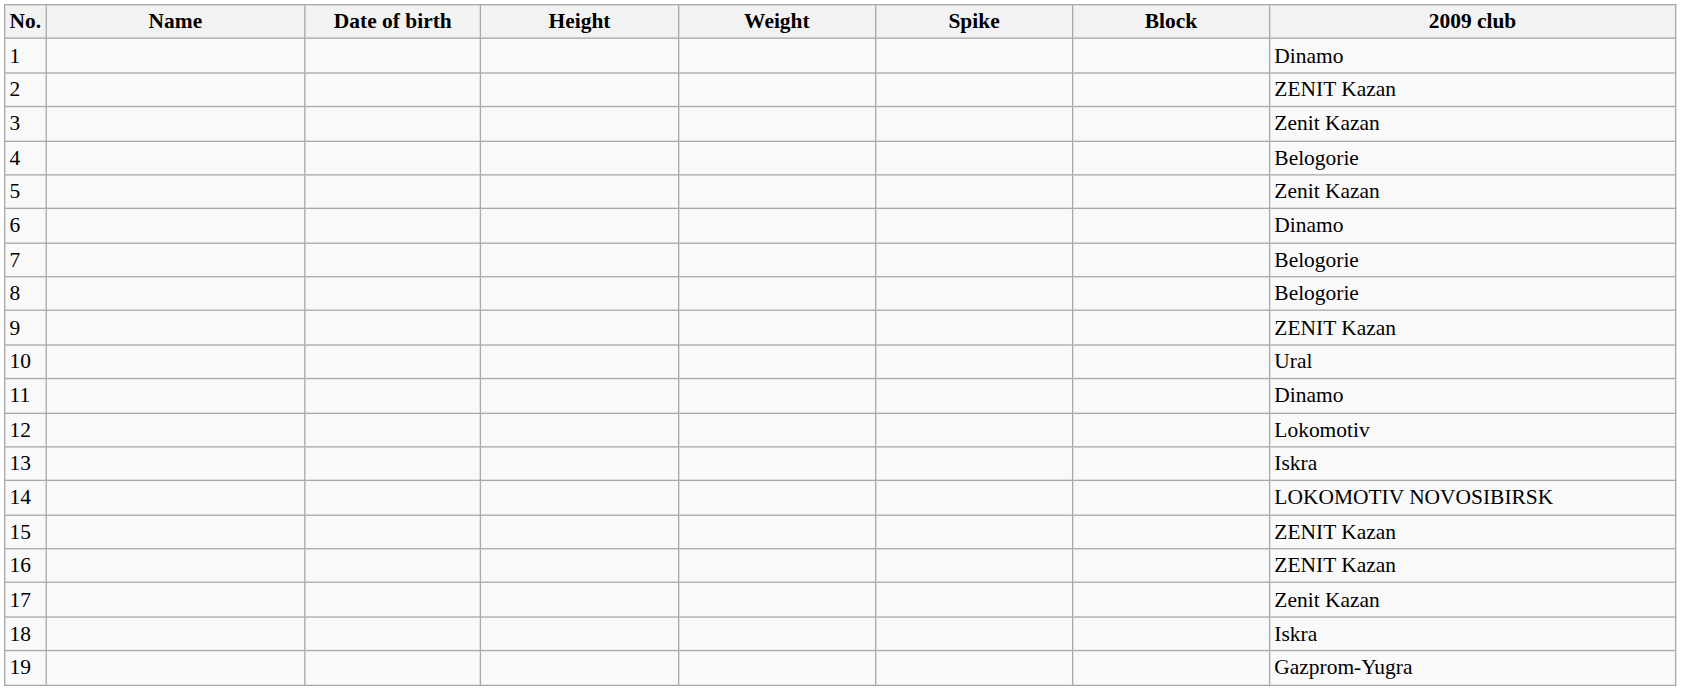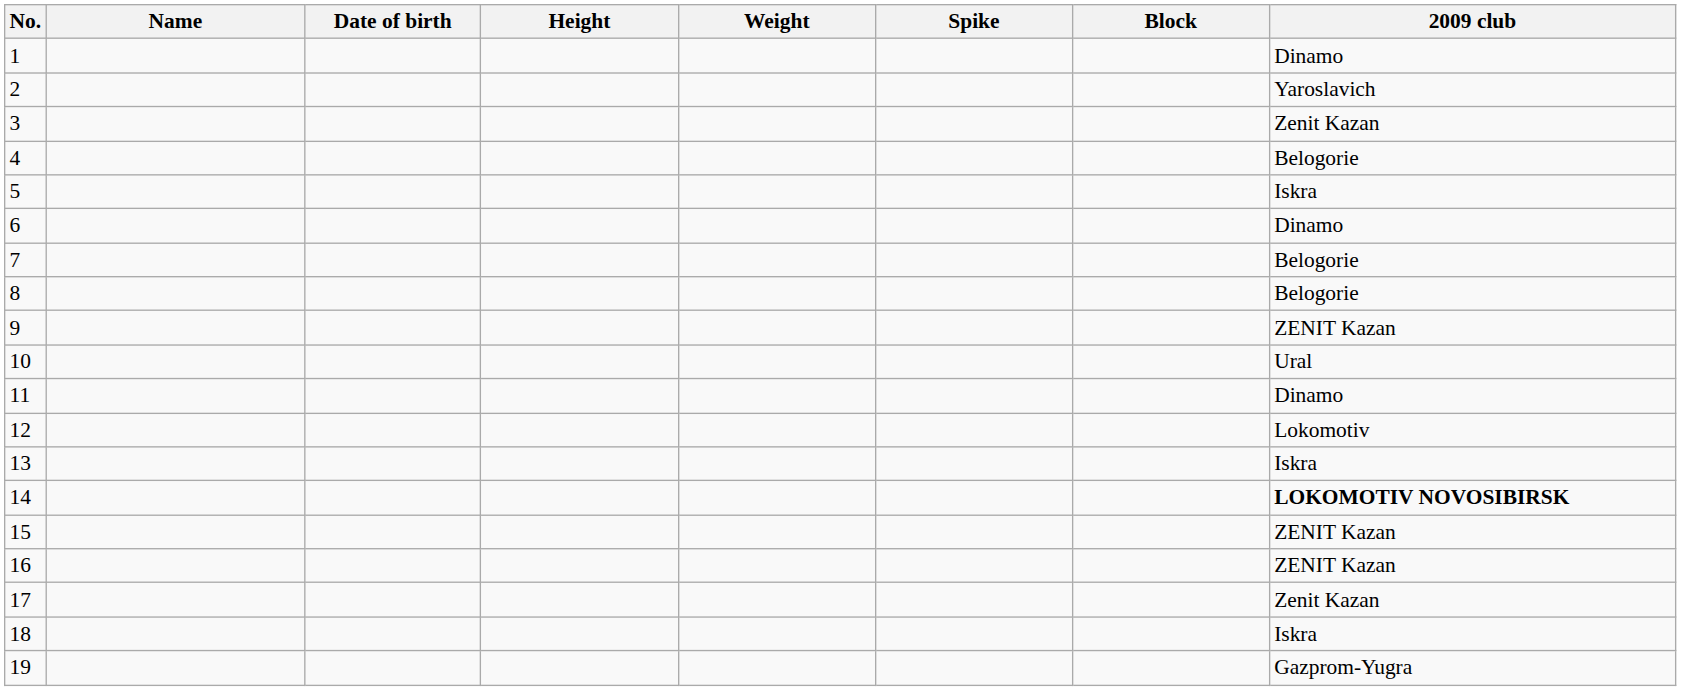(1335, 89) ZENIT Kazan -> (1325, 89) Yaroslavich
(1327, 191) Zenit Kazan -> (1296, 191) Iskra
(1414, 497) normal -> (1422, 497) bold
